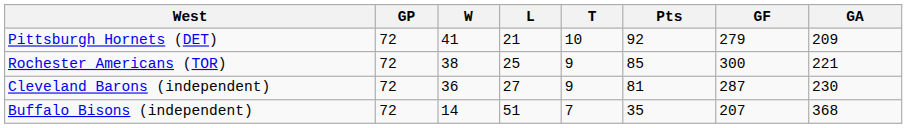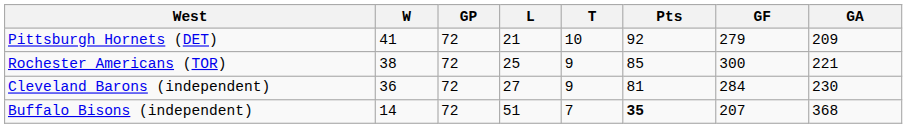columns swapped: (407, 16) <-> (468, 16)
(732, 88) 287 -> (732, 88) 284
(635, 111) normal -> (635, 111) bold
